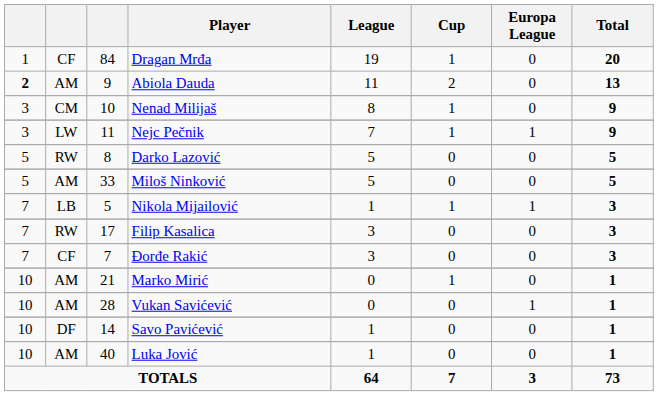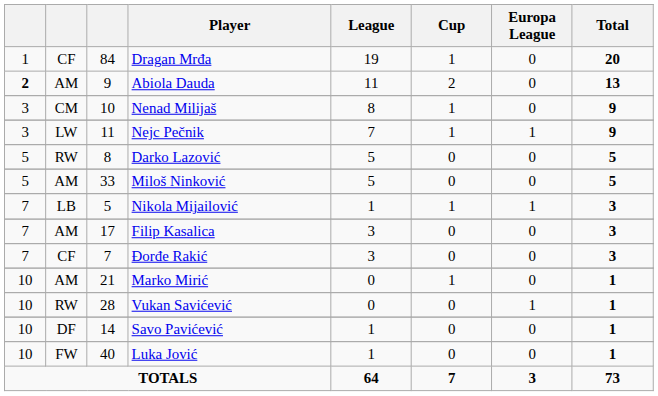(66, 231) RW -> (66, 231) AM
(66, 304) AM -> (66, 304) RW
(66, 353) AM -> (66, 353) FW
